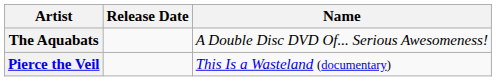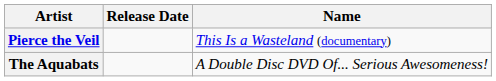rows swapped: (54, 40) <-> (54, 64)
